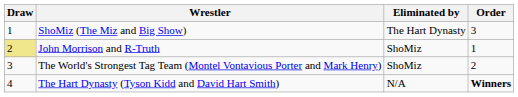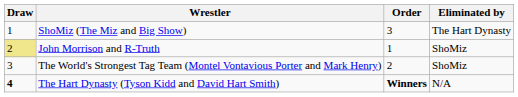columns swapped: (491, 13) <-> (426, 13)
(10, 83) normal -> (10, 83) bold
